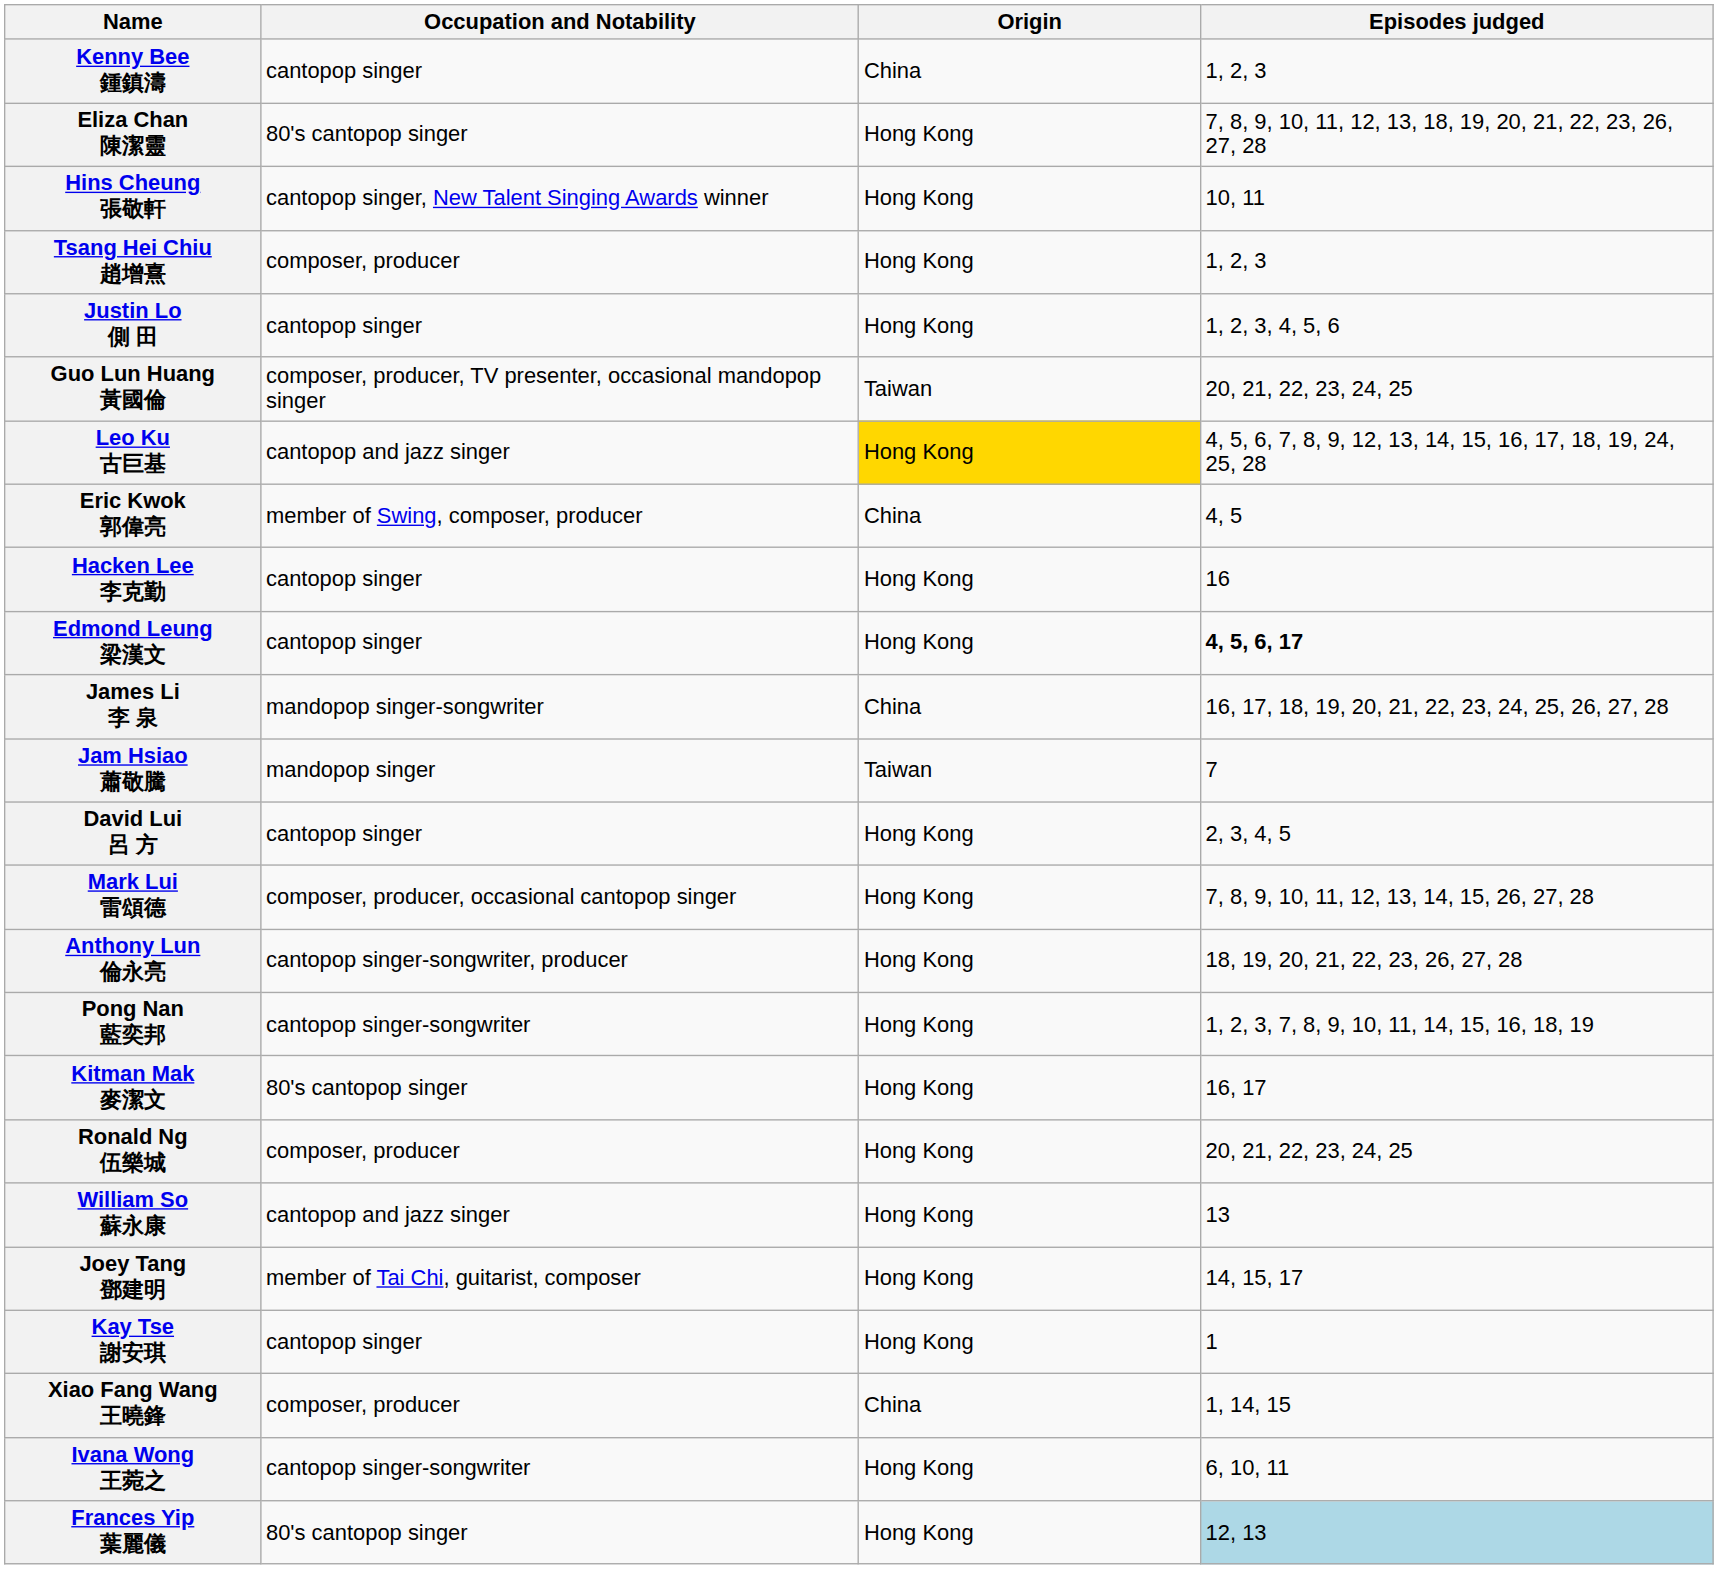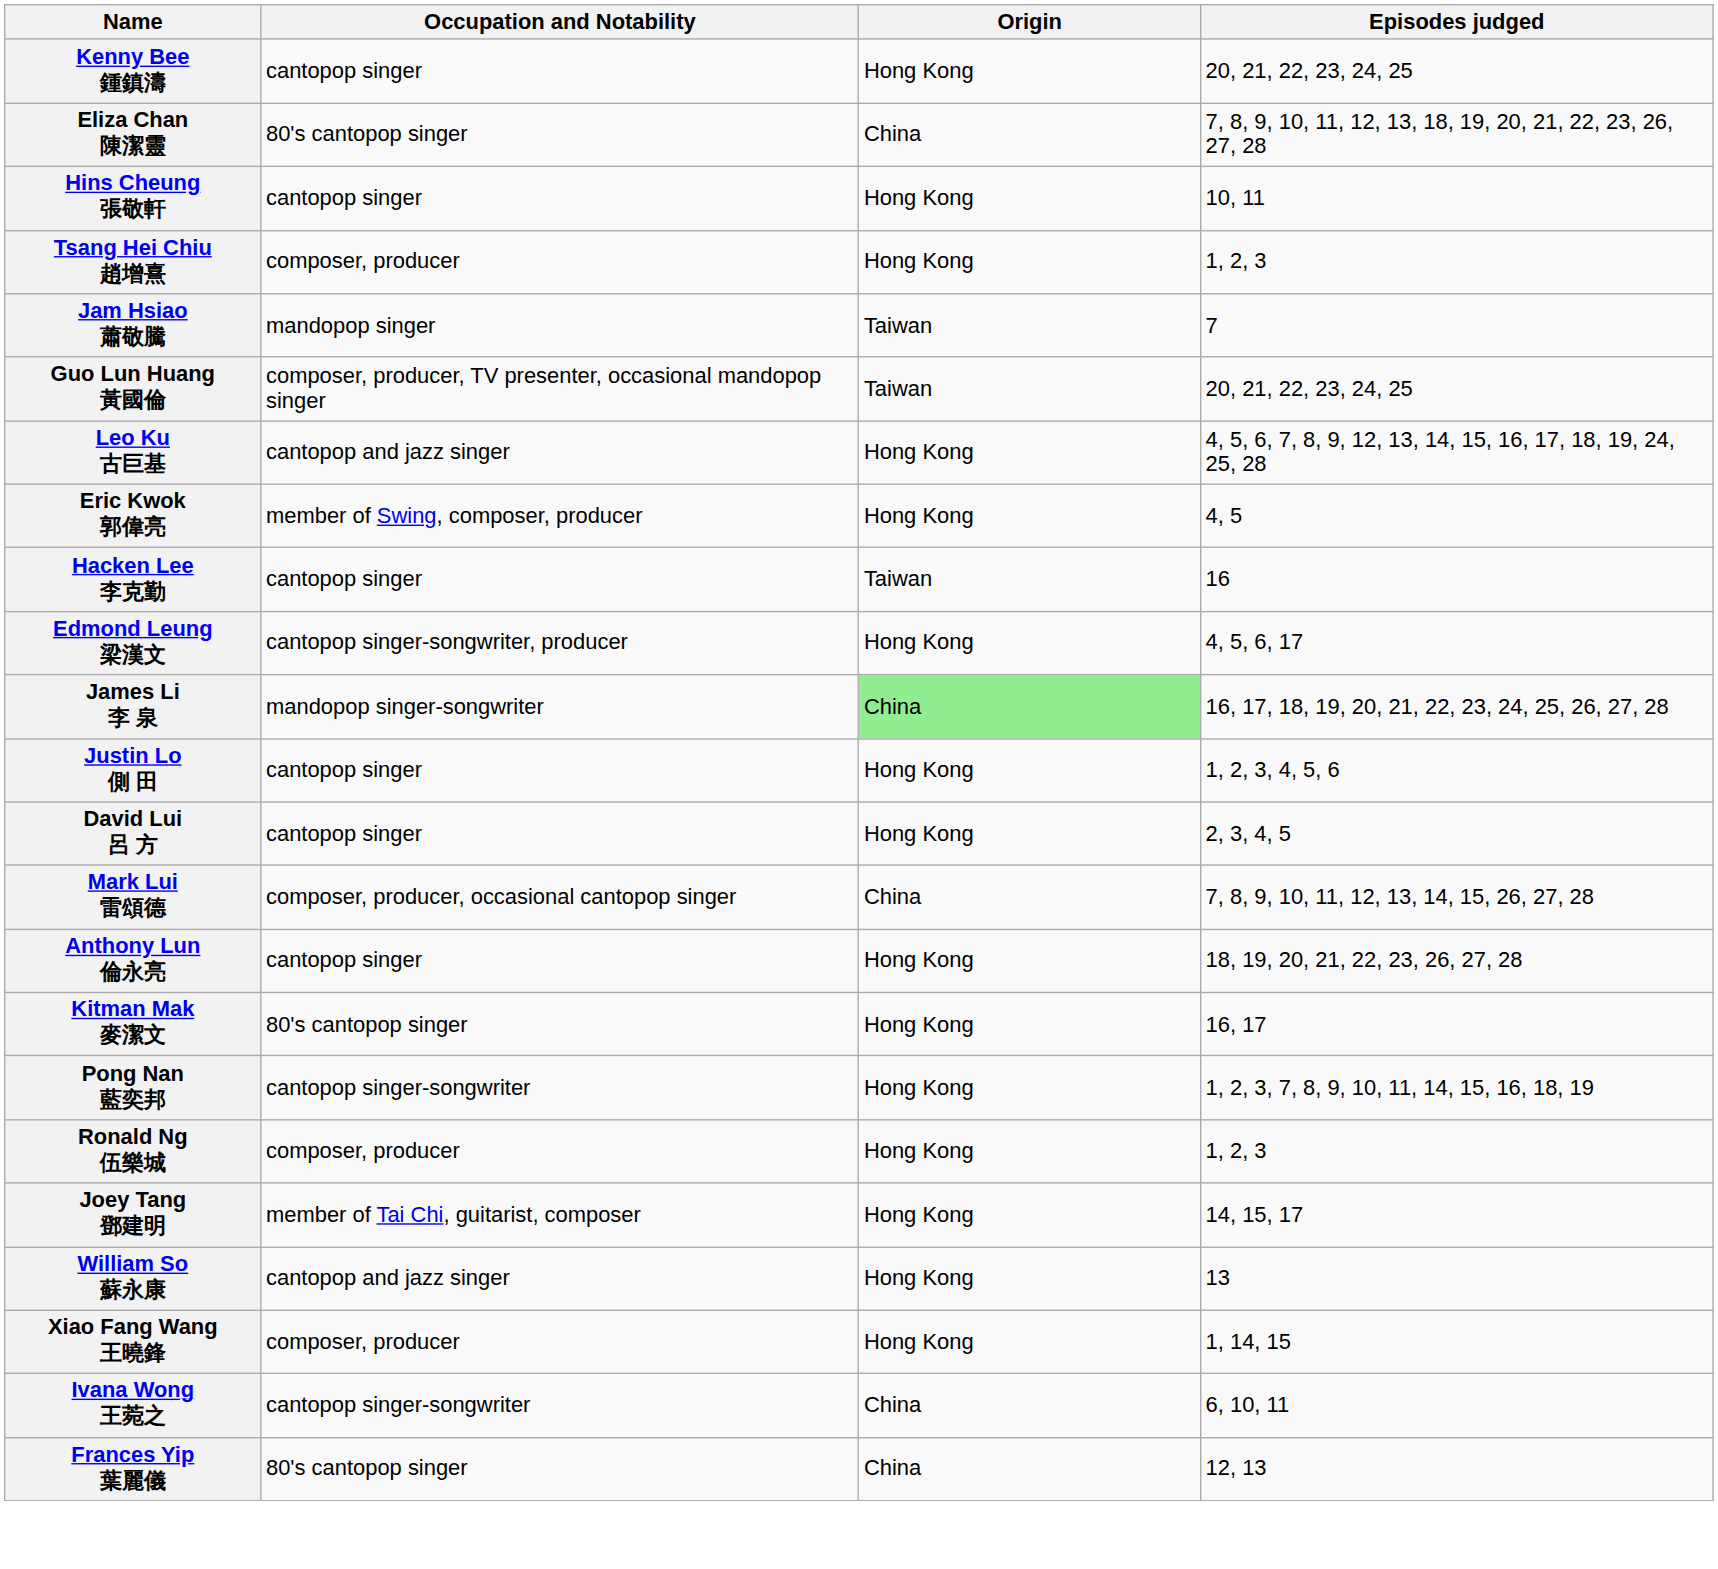(893, 71) China -> (919, 71) Hong Kong
(1236, 71) 1, 2, 3 -> (1309, 71) 20, 21, 22, 23, 24, 25
(919, 134) Hong Kong -> (893, 134) China
(517, 198) cantopop singer, New Talent Singing Awards winner -> (344, 198) cantopop singer
rows swapped: (133, 768) <-> (133, 323)
(919, 452) gold background -> (919, 452) no background
(893, 515) China -> (919, 515) Hong Kong
(919, 579) Hong Kong -> (898, 579) Taiwan
(344, 642) cantopop singer -> (447, 642) cantopop singer-songwriter, producer
(1254, 642) bold -> (1254, 642) normal
(893, 706) no background -> (893, 706) lightgreen background
(919, 896) Hong Kong -> (893, 896) China
(447, 960) cantopop singer-songwriter, producer -> (344, 960) cantopop singer
rows swapped: (133, 1086) <-> (133, 1022)
(1309, 1151) 20, 21, 22, 23, 24, 25 -> (1236, 1151) 1, 2, 3
rows swapped: (133, 1213) <-> (133, 1276)
- row: (133, 1340)
(893, 1405) China -> (919, 1341) Hong Kong
(919, 1468) Hong Kong -> (893, 1405) China
(919, 1532) Hong Kong -> (893, 1468) China
(1236, 1532) lightblue background -> (1236, 1468) no background
